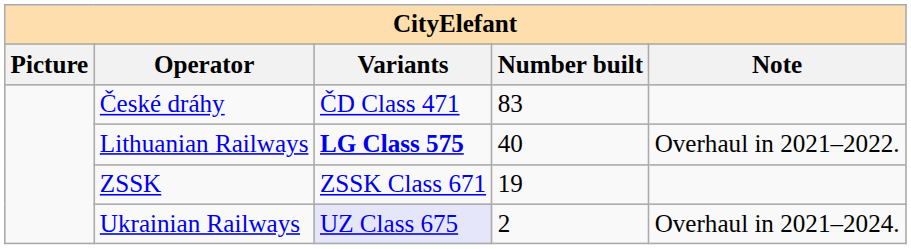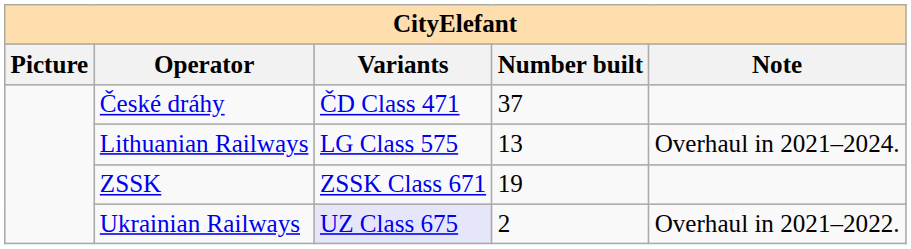(510, 104) 83 -> (510, 104) 37
(392, 143) bold -> (389, 143) normal
(510, 143) 40 -> (510, 143) 13
(777, 143) Overhaul in 2021–2022. -> (777, 143) Overhaul in 2021–2024.
(777, 223) Overhaul in 2021–2024. -> (777, 223) Overhaul in 2021–2022.
